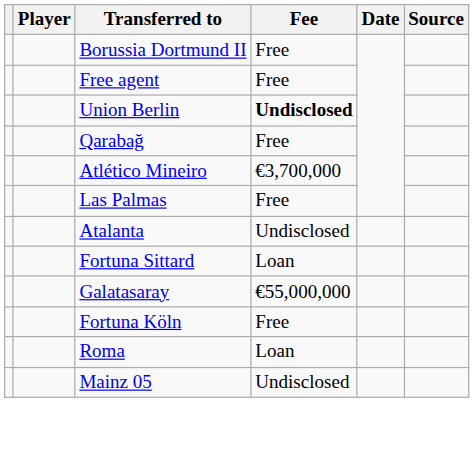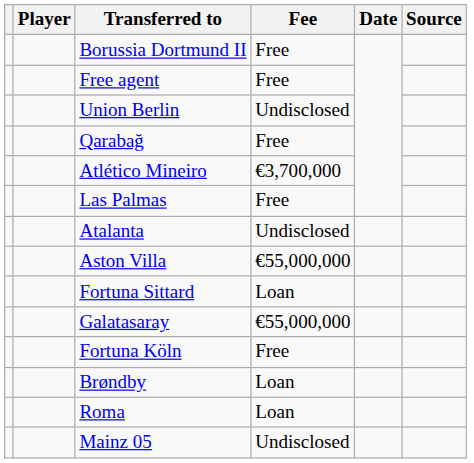(304, 110) bold -> (302, 110) normal
+ row: (123, 261)
+ row: (113, 381)
